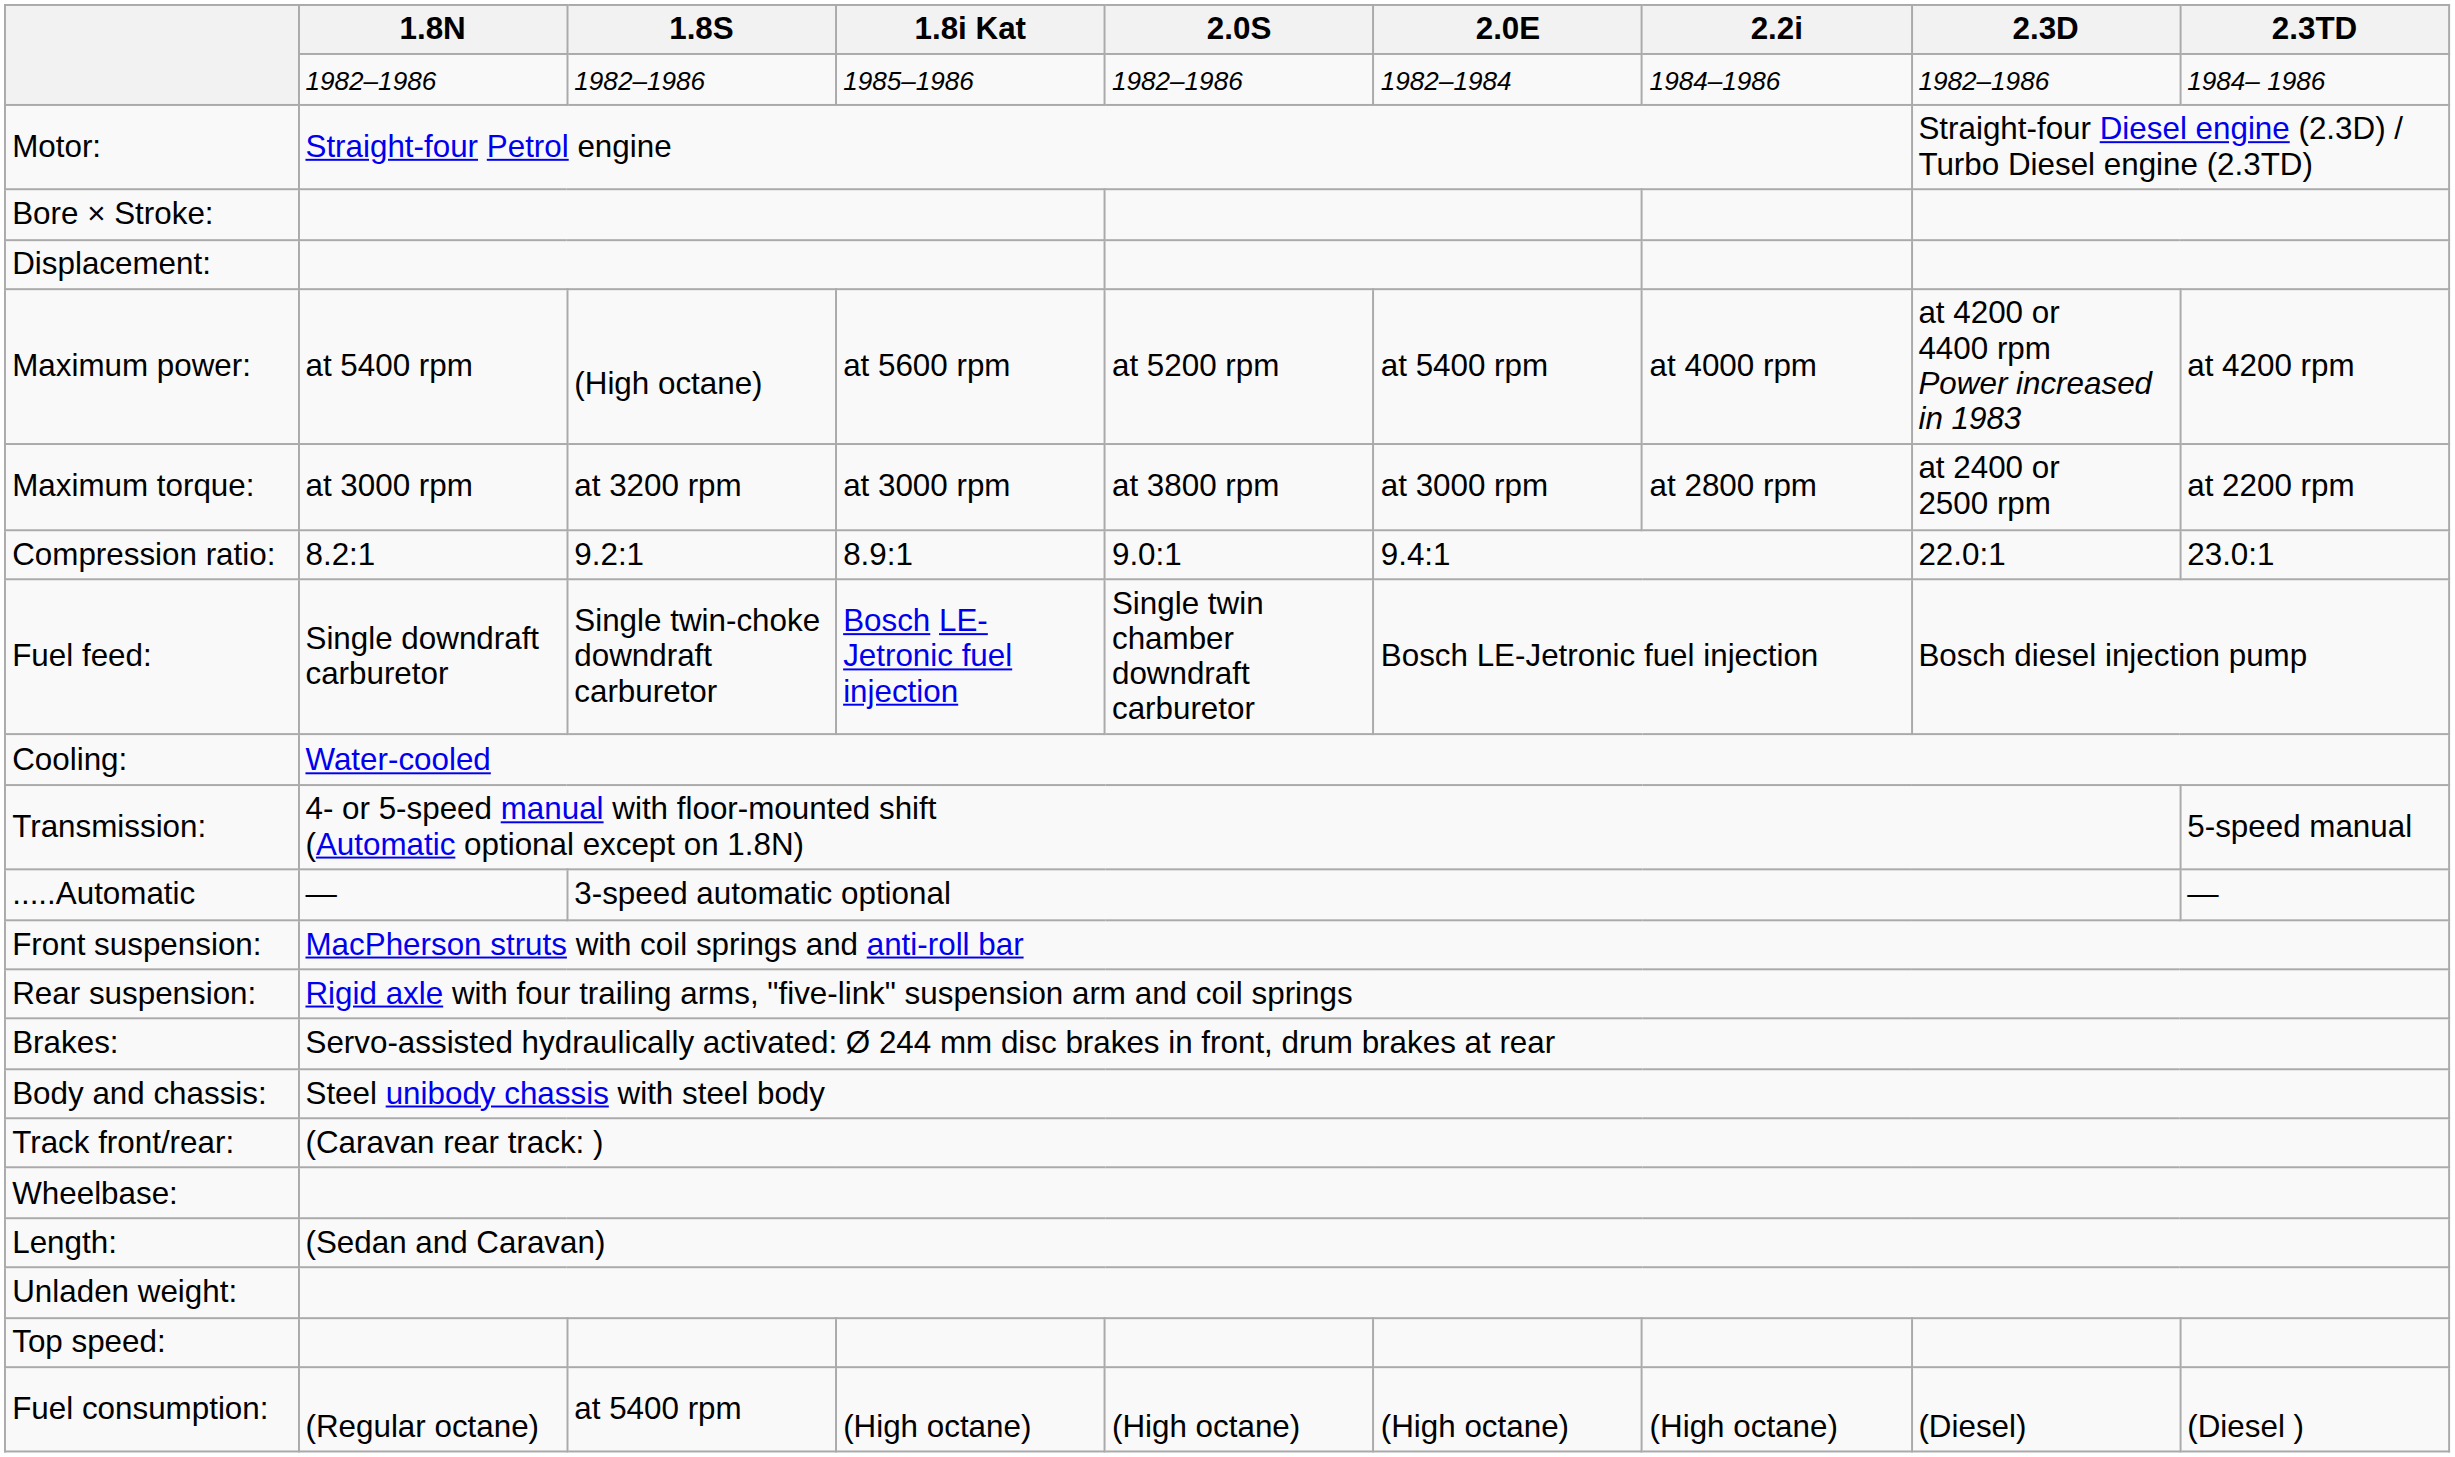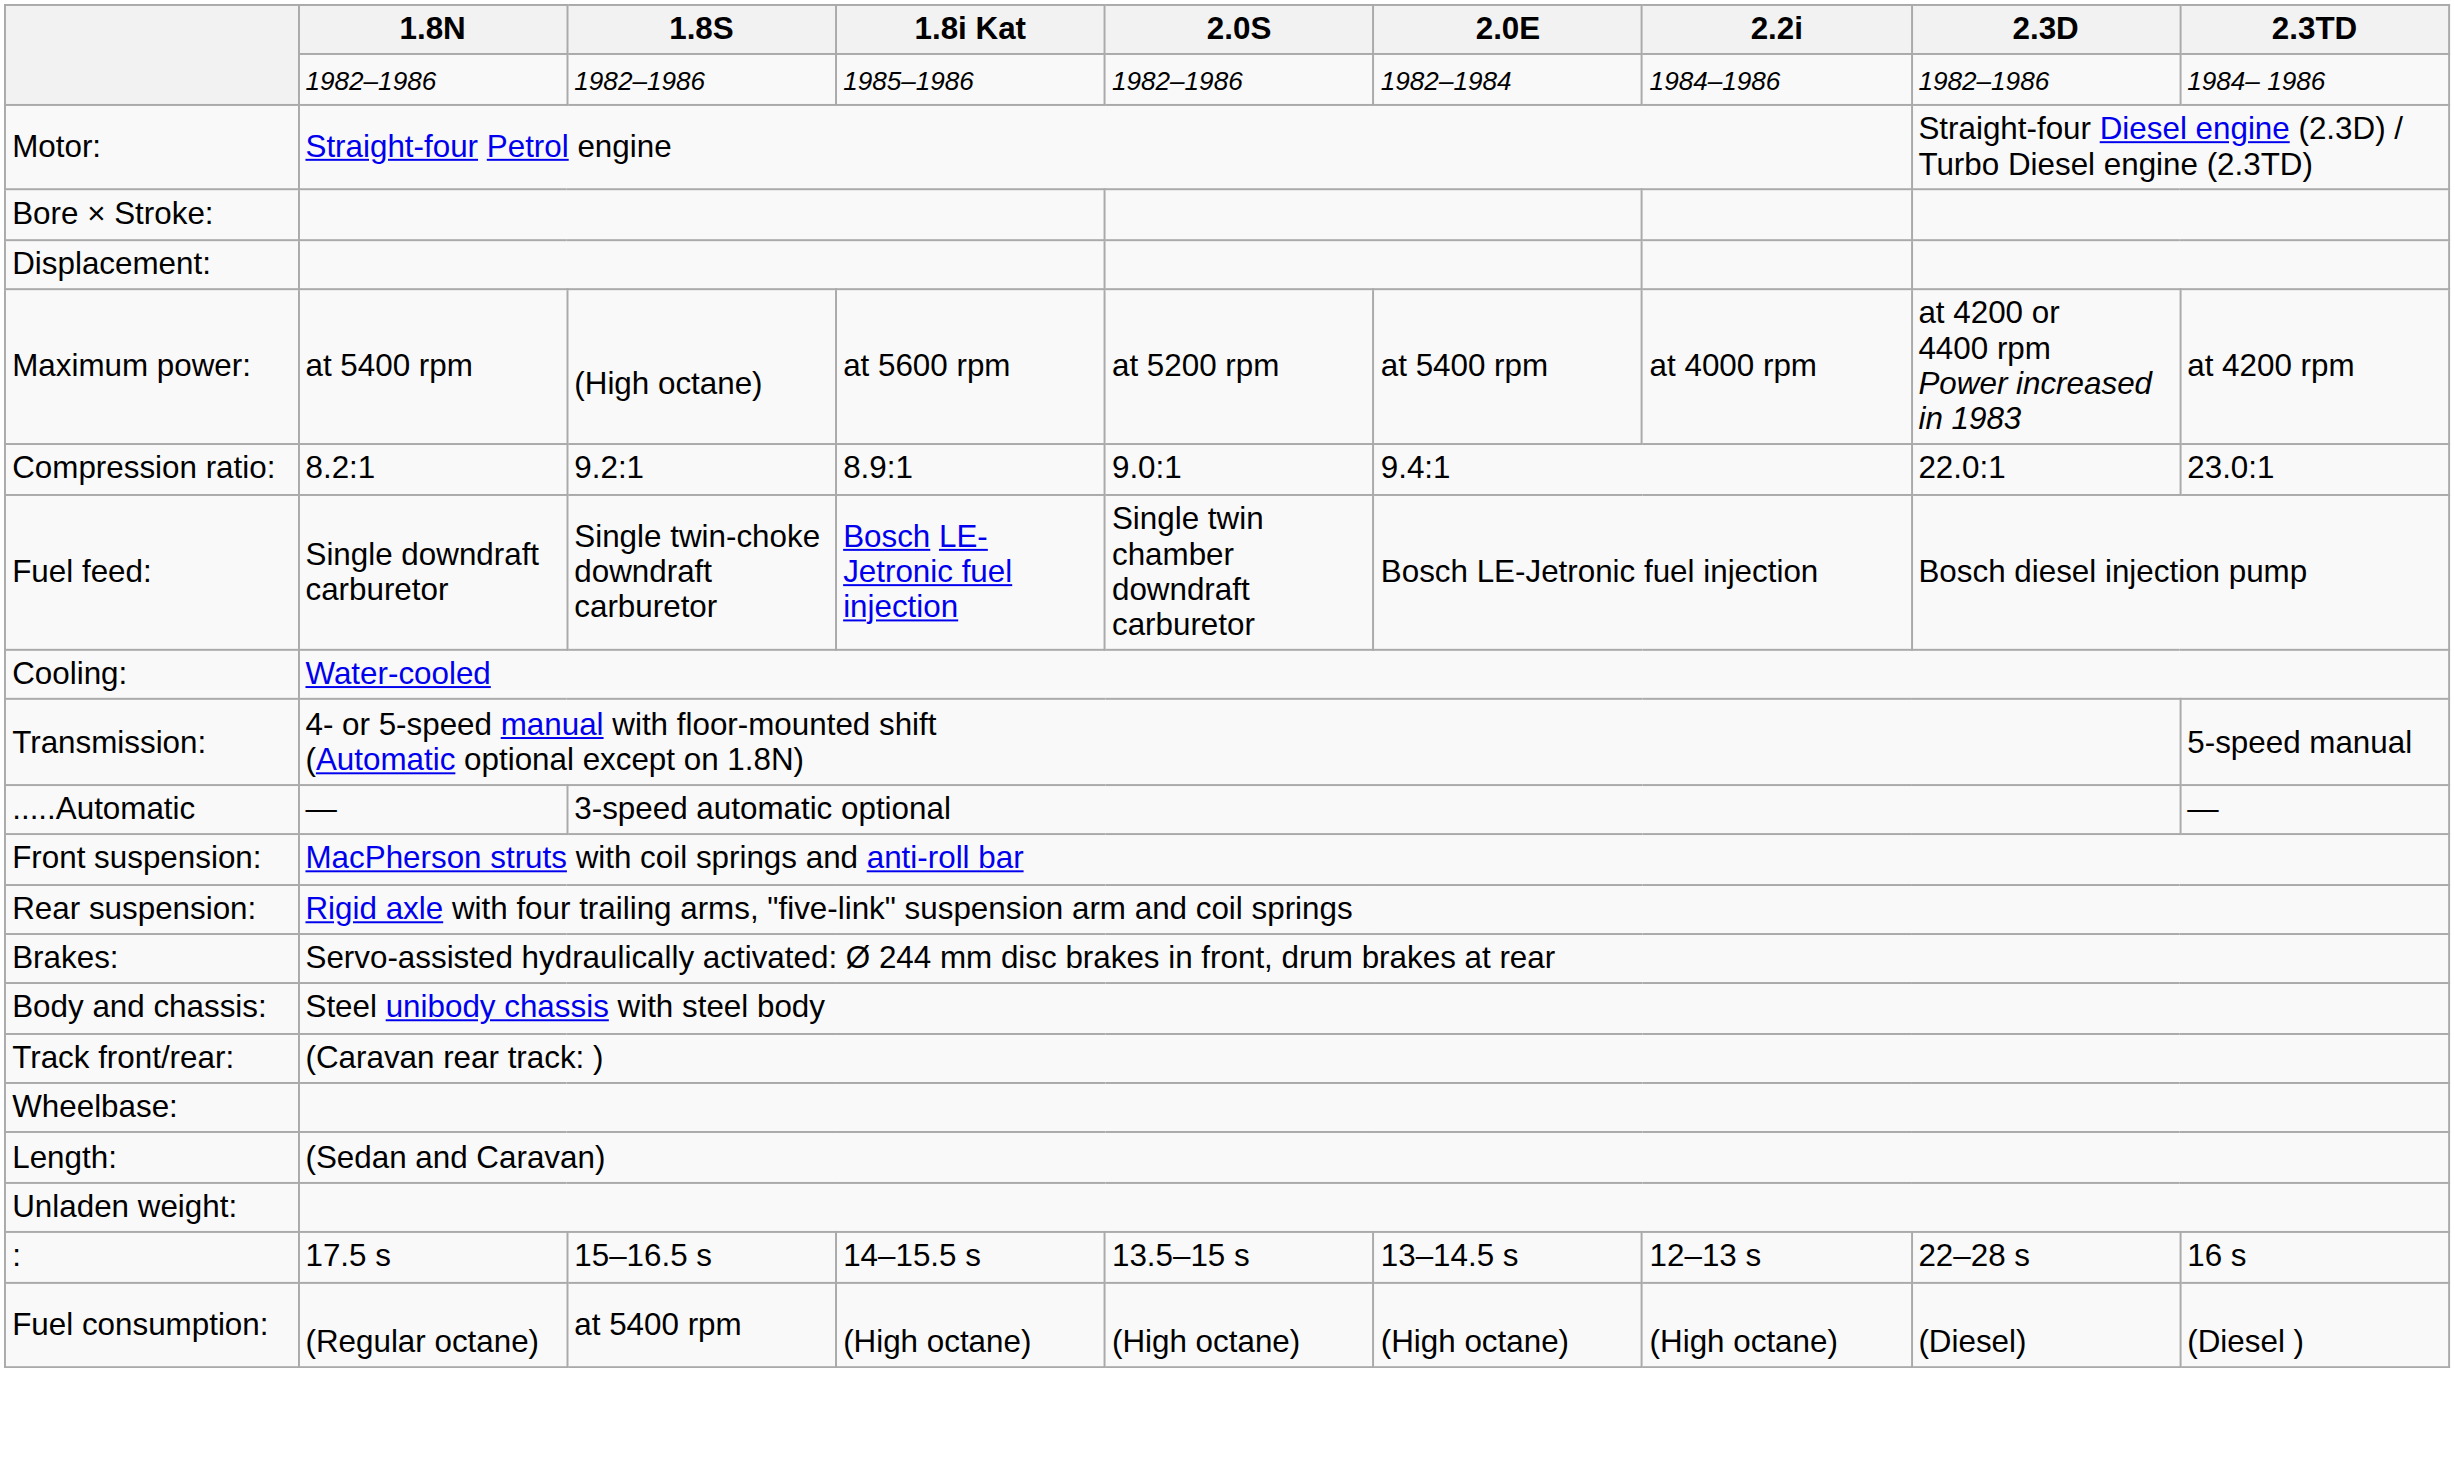- row: (133, 486)
- row: (89, 1341)
+ row: (17, 1256)
